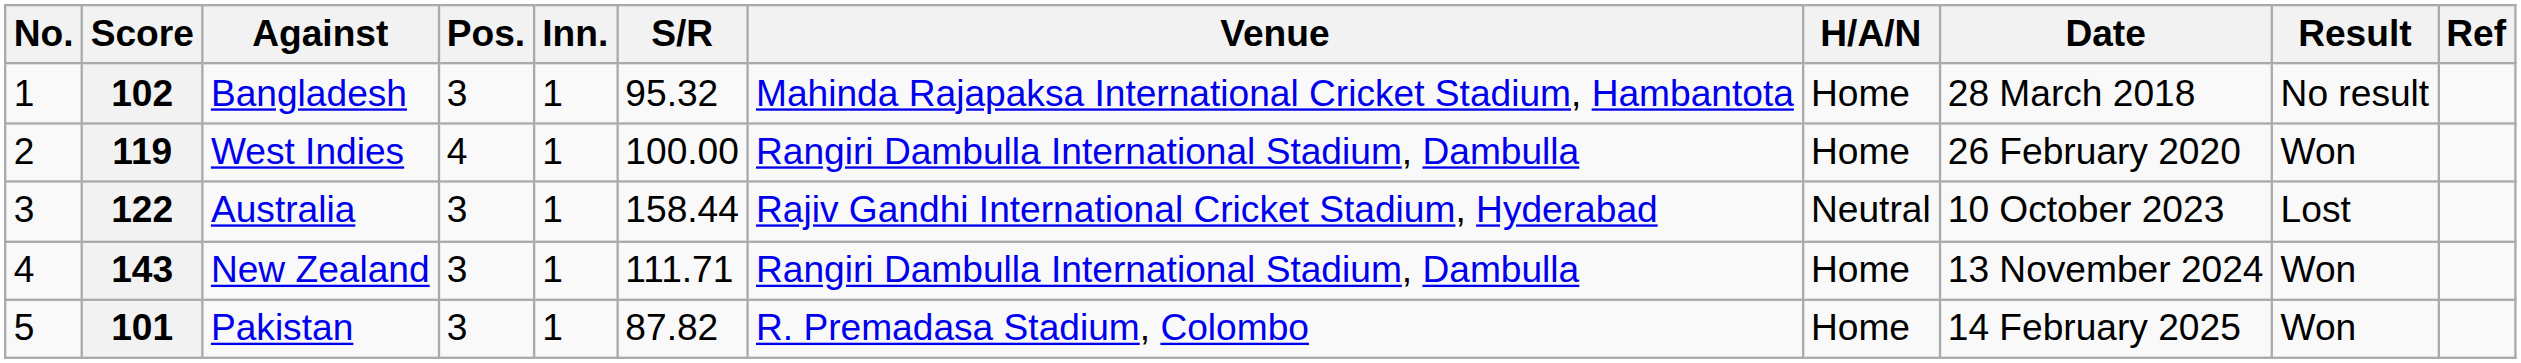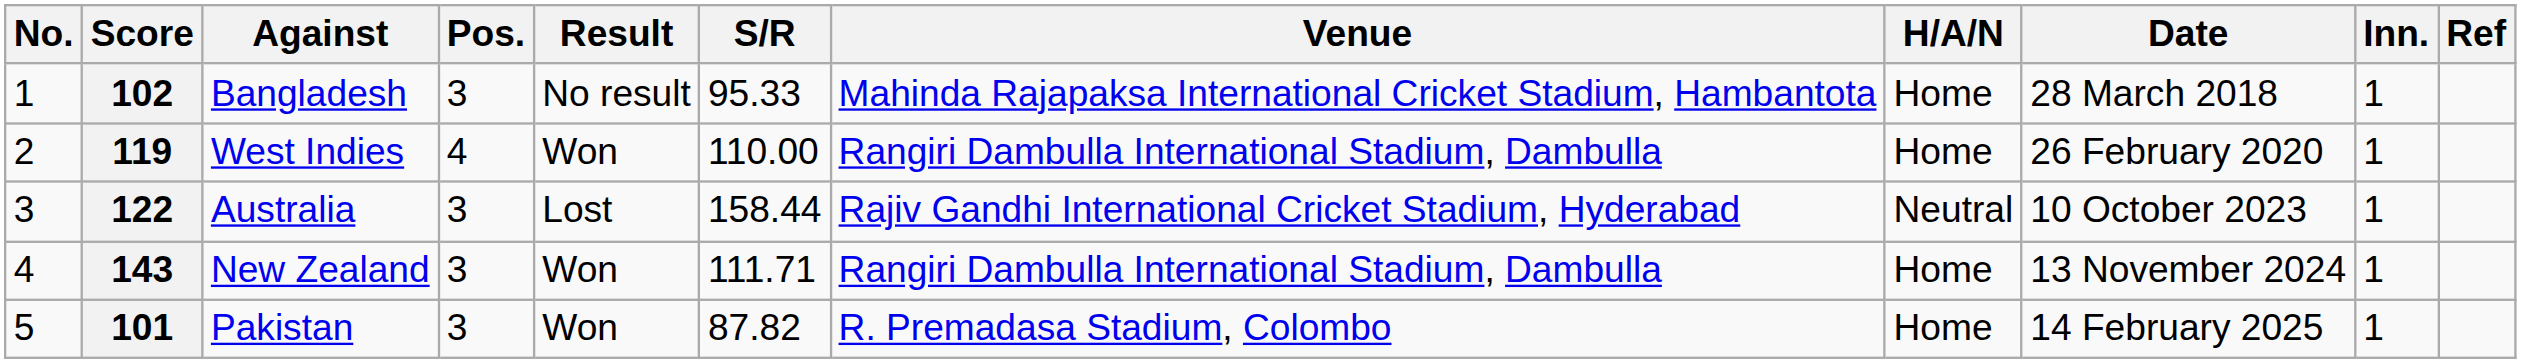columns swapped: (575, 33) <-> (2355, 33)
(672, 92) 95.32 -> (754, 92) 95.33
(682, 151) 100.00 -> (763, 151) 110.00
